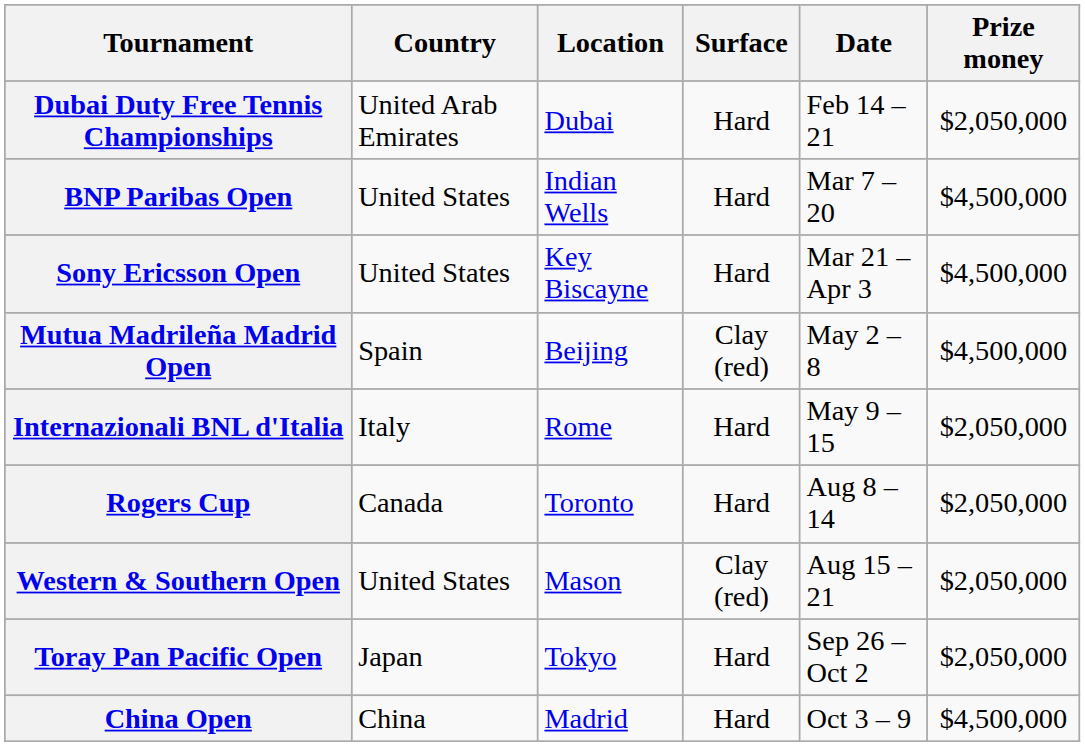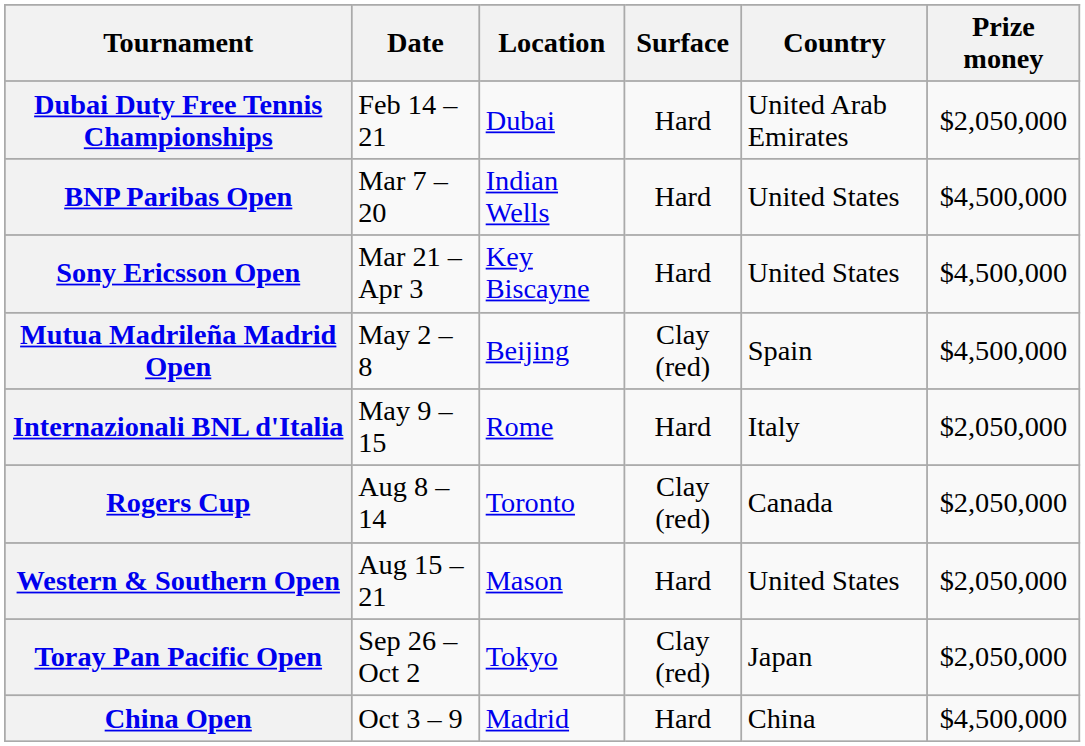columns swapped: (445, 42) <-> (864, 42)
(741, 503) Hard -> (683, 503) Clay (red)
(742, 580) Clay (red) -> (683, 580) Hard
(741, 657) Hard -> (683, 657) Clay (red)
